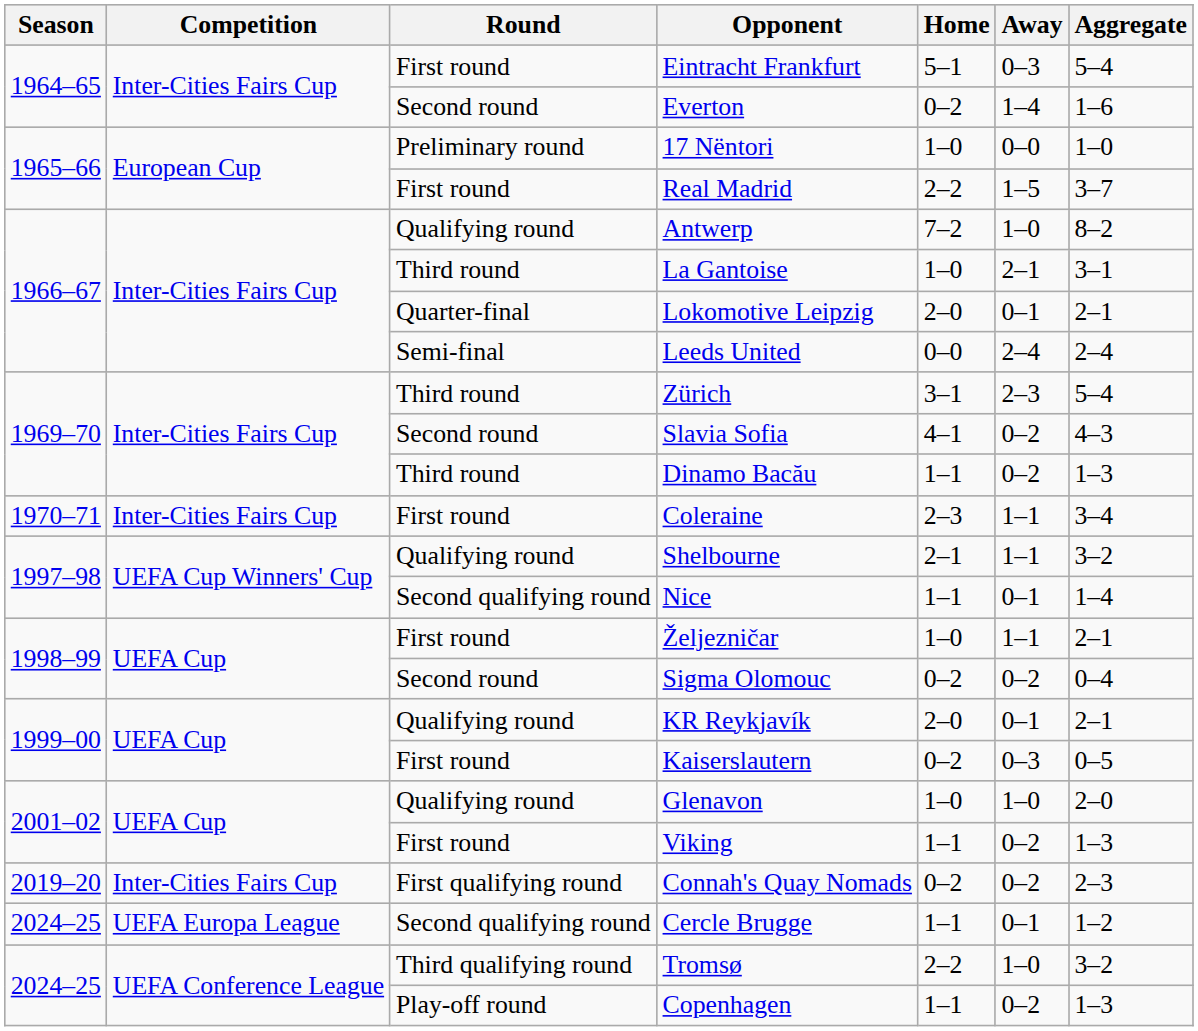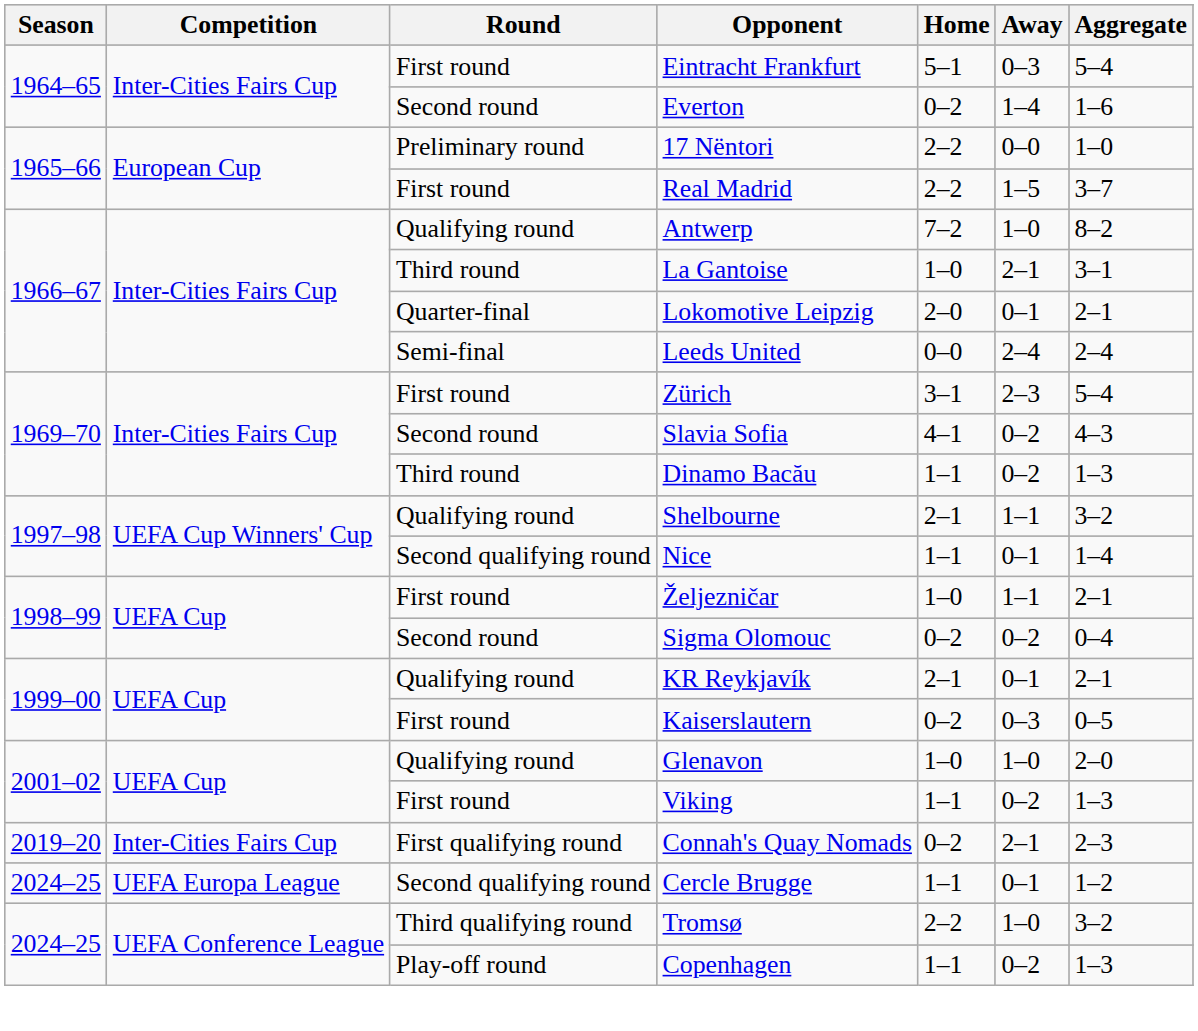(943, 147) 1–0 -> (943, 147) 2–2
(458, 392) Third round -> (453, 392) First round
- row: (713, 515)
(943, 719) 2–0 -> (943, 678) 2–1
(1021, 882) 0–2 -> (1021, 842) 2–1
